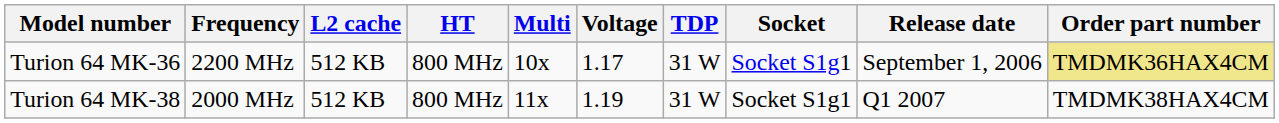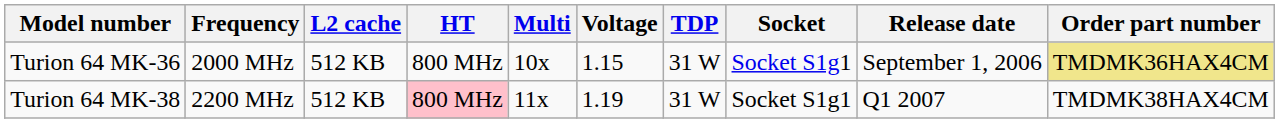(243, 61) 2200 MHz -> (243, 61) 2000 MHz
(603, 61) 1.17 -> (603, 61) 1.15
(243, 99) 2000 MHz -> (243, 99) 2200 MHz
(457, 99) no background -> (457, 99) pink background
